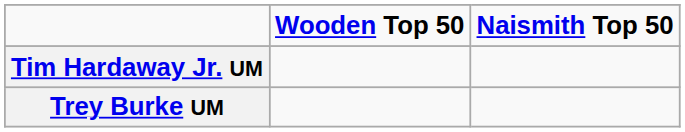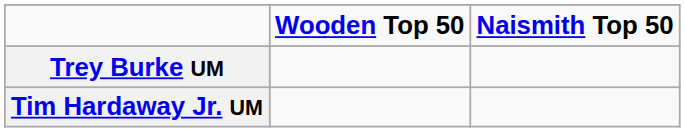rows swapped: (137, 107) <-> (137, 66)
